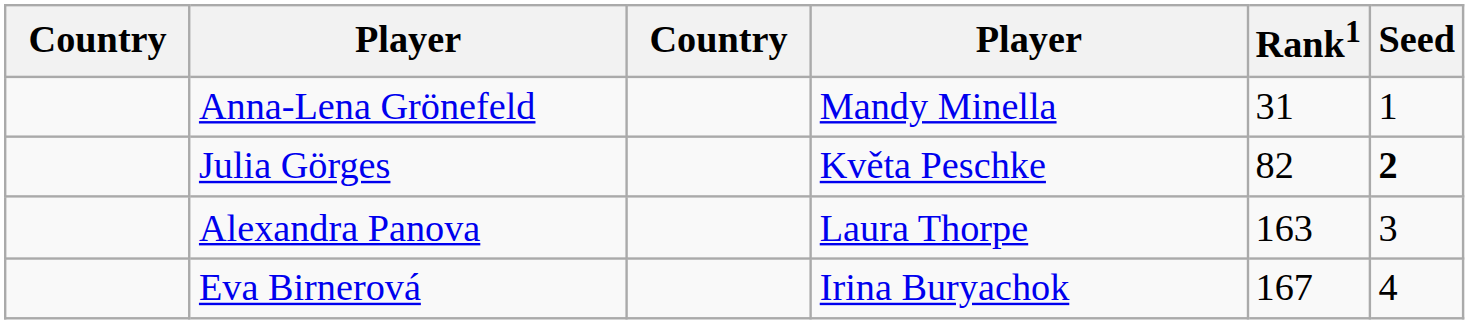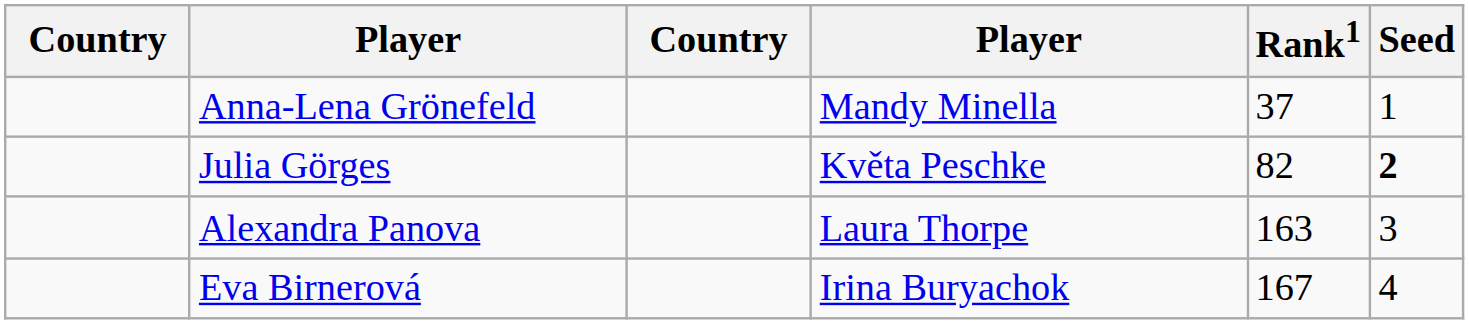(1275, 105) 31 -> (1275, 105) 37
